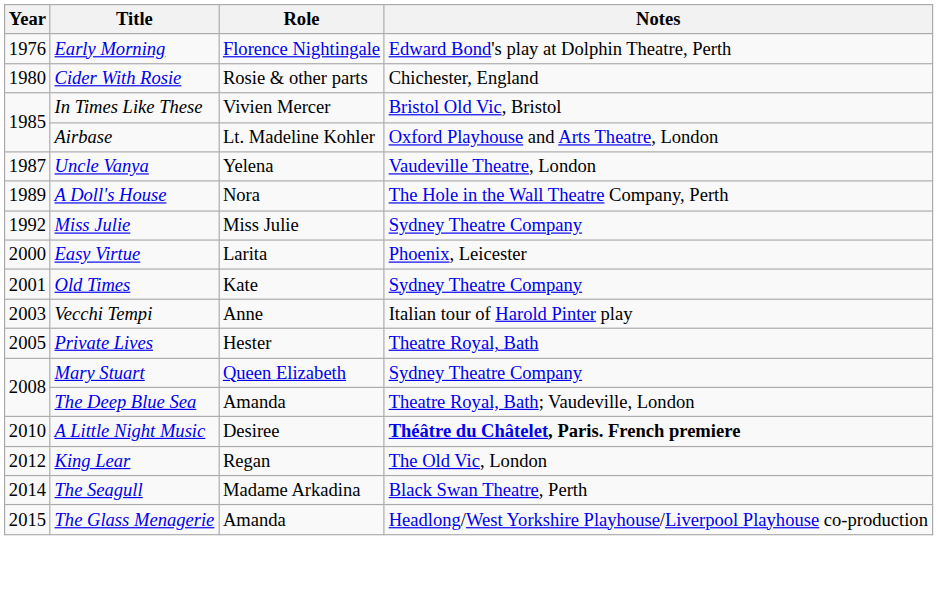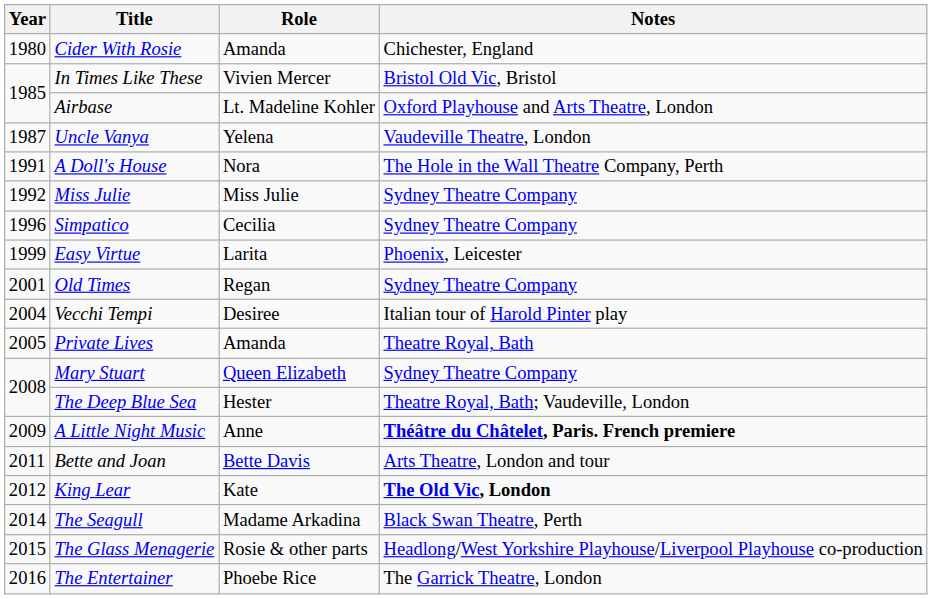- row: (110, 48)
(295, 78) Rosie & other parts -> (254, 48) Amanda
(27, 195) 1989 -> (27, 166) 1991
+ row: (92, 225)
(27, 254) 2000 -> (27, 254) 1999
(240, 284) Kate -> (247, 284) Regan
(27, 313) 2003 -> (27, 313) 2004
(243, 313) Anne -> (251, 313) Desiree
(247, 343) Hester -> (254, 343) Amanda
(254, 401) Amanda -> (247, 401) Hester
(27, 431) 2010 -> (27, 431) 2009
(251, 431) Desiree -> (243, 431) Anne
+ row: (110, 460)
(247, 460) Regan -> (240, 490) Kate
(468, 460) normal -> (467, 490) bold
(254, 519) Amanda -> (295, 549) Rosie & other parts
+ row: (114, 578)
